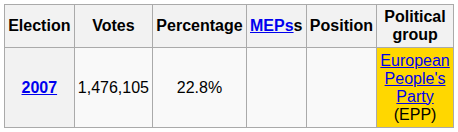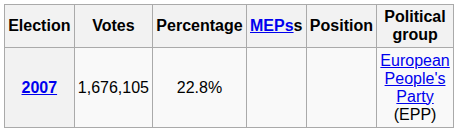(113, 87) 1,476,105 -> (113, 87) 1,676,105
(415, 87) gold background -> (415, 87) no background
